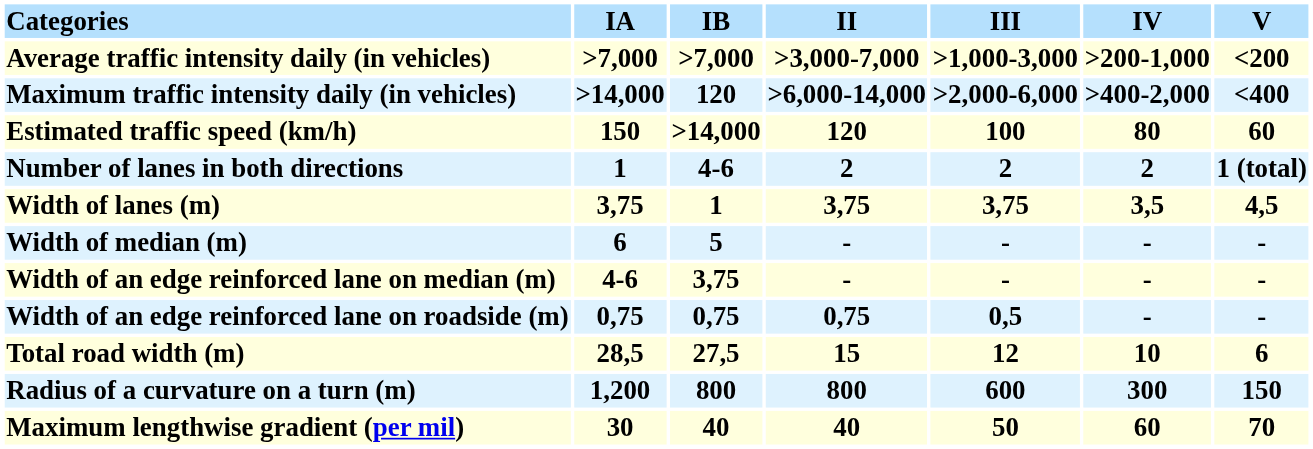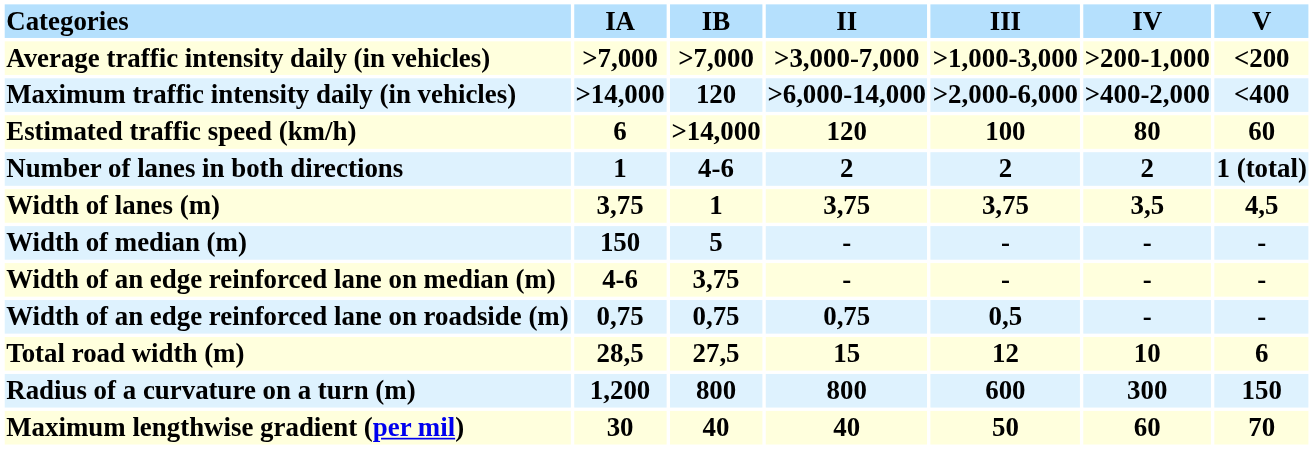(620, 131) 150 -> (620, 131) 6
(620, 242) 6 -> (620, 242) 150
